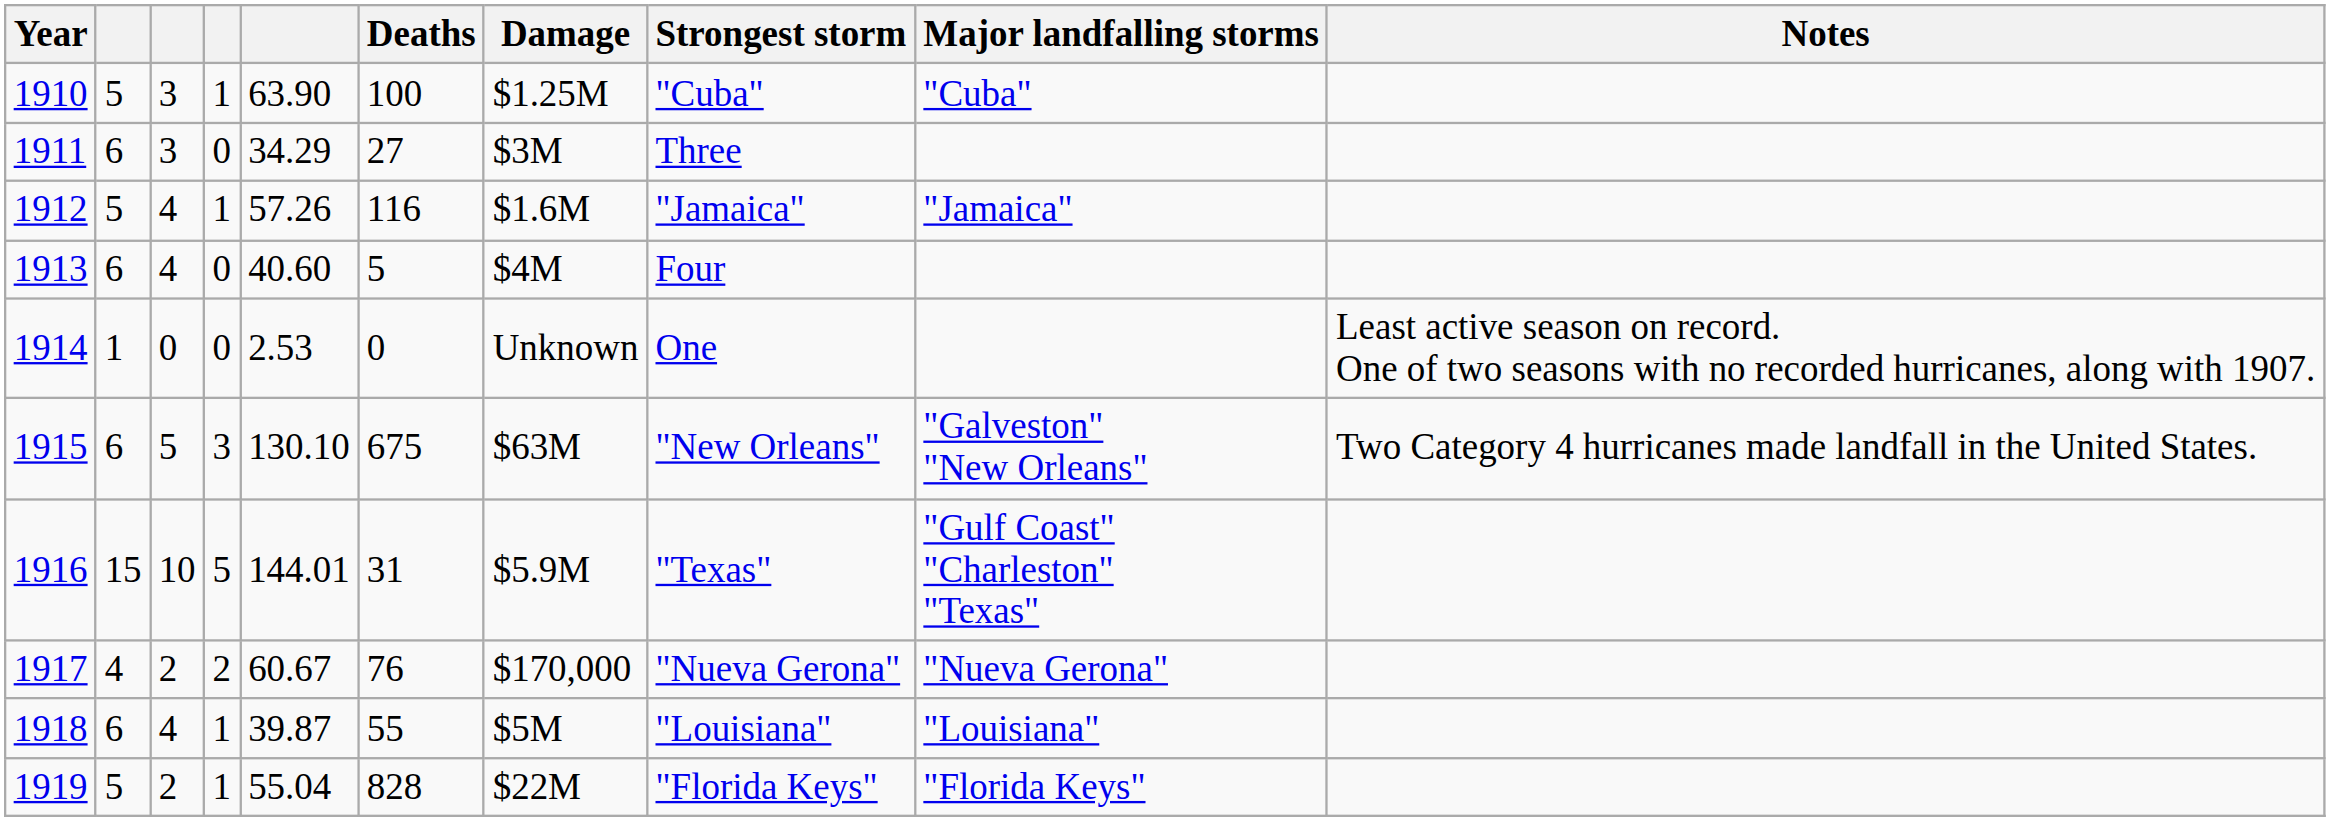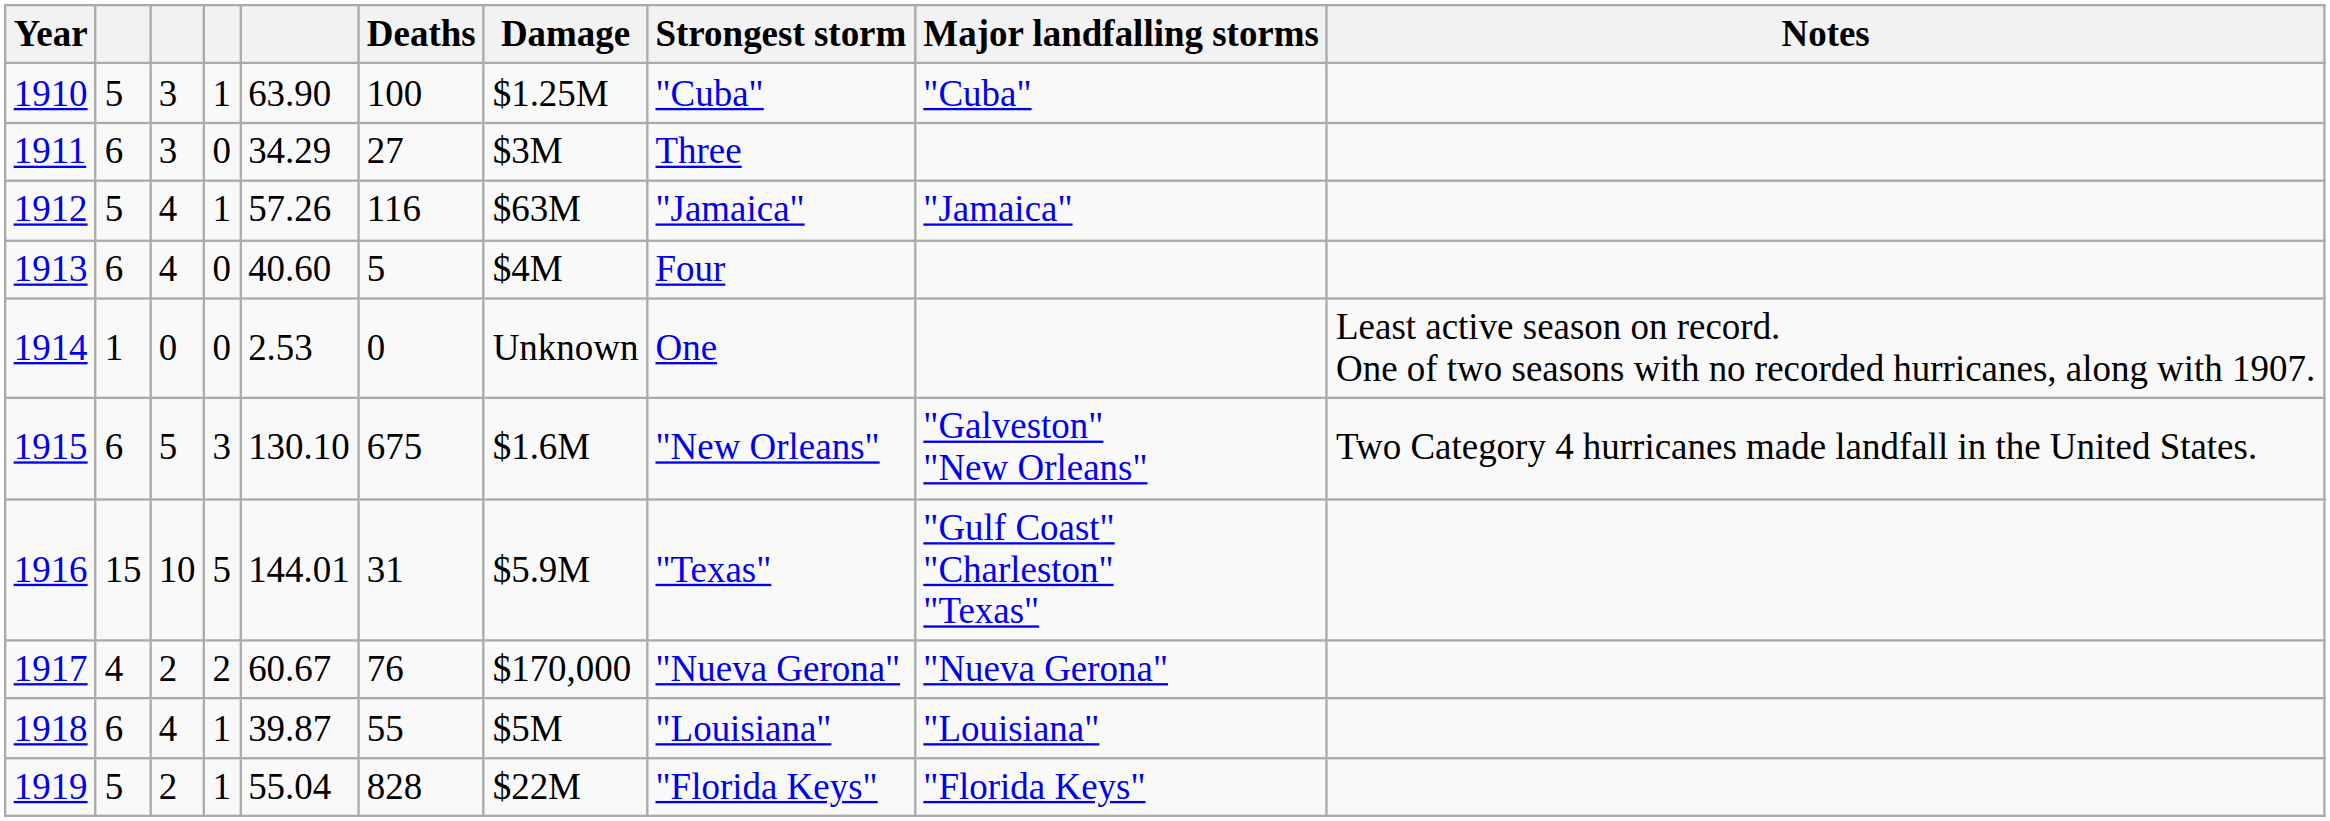(541, 209) $1.6M -> (537, 209) $63M
(537, 447) $63M -> (541, 447) $1.6M
